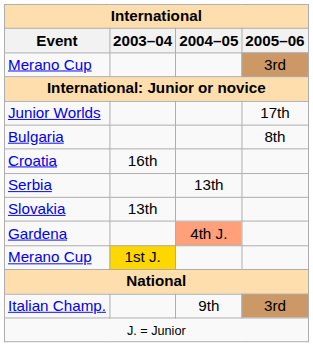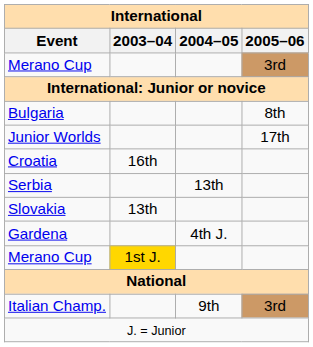rows swapped: (54, 112) <-> (36, 137)
(209, 233) lightsalmon background -> (209, 233) no background
